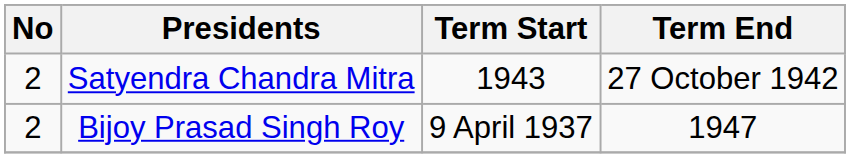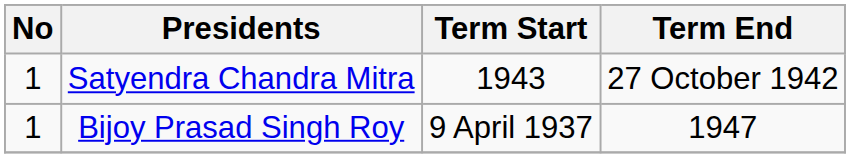(33, 78) 2 -> (33, 78) 1
(33, 127) 2 -> (33, 127) 1
